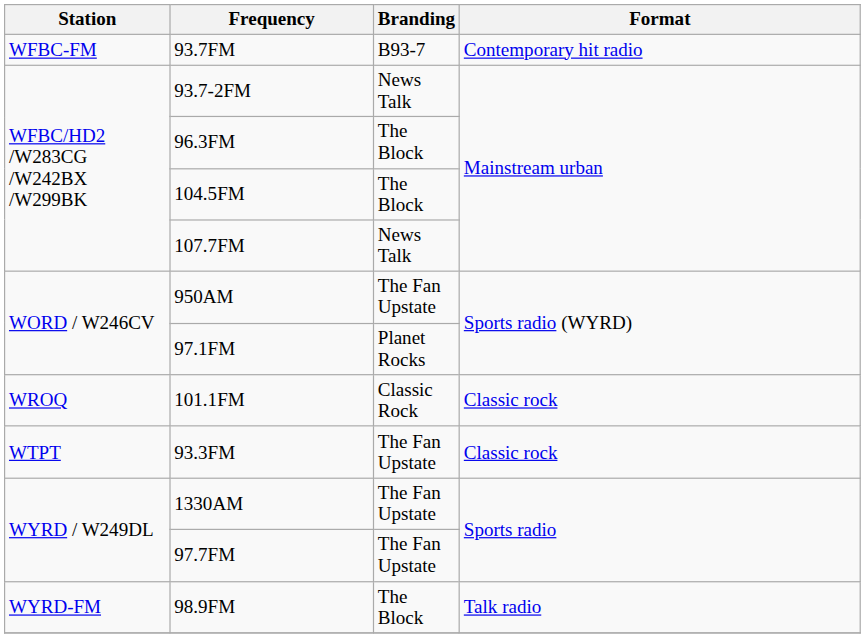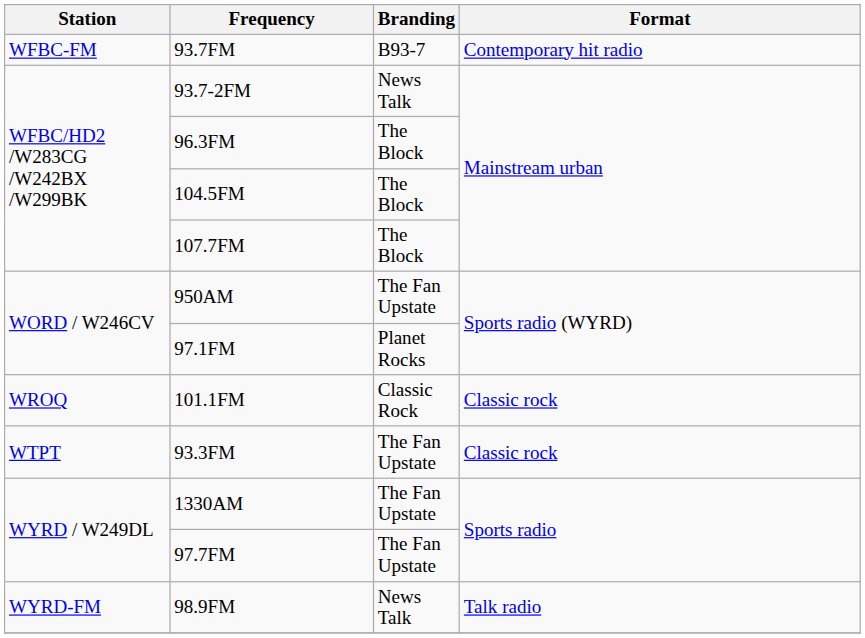(399, 245) News Talk -> (401, 245) The Block
(401, 606) The Block -> (399, 606) News Talk
